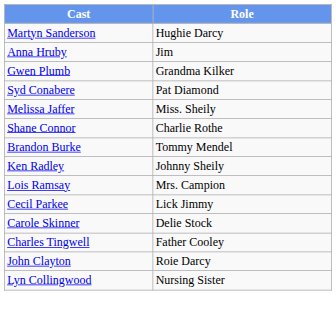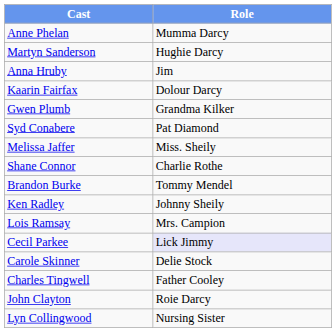+ row: (38, 33)
+ row: (42, 90)
(185, 204) no background -> (185, 242) lavender background
